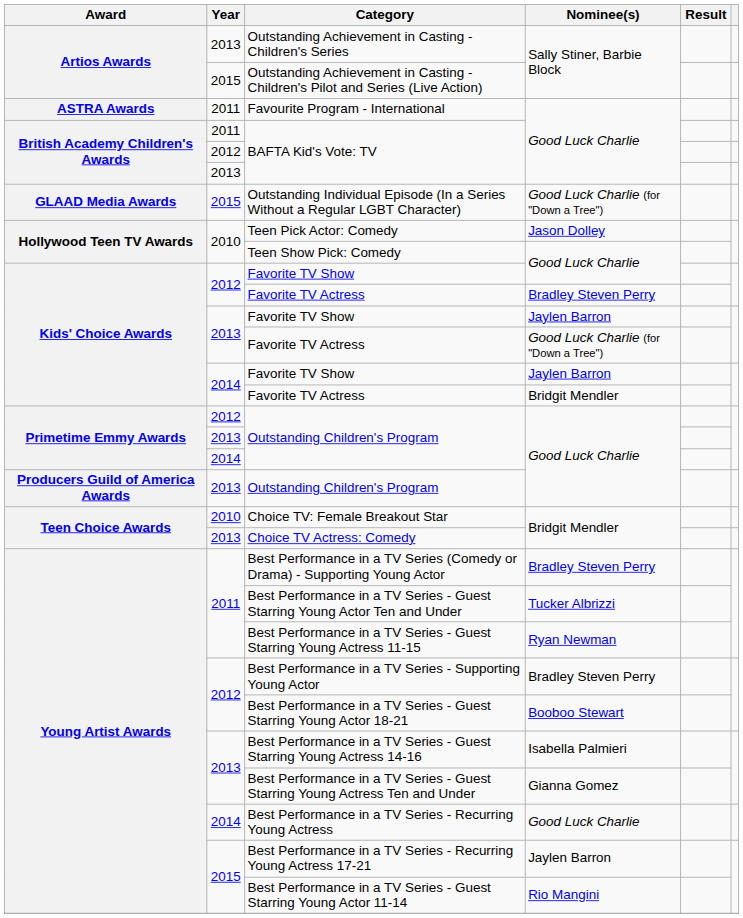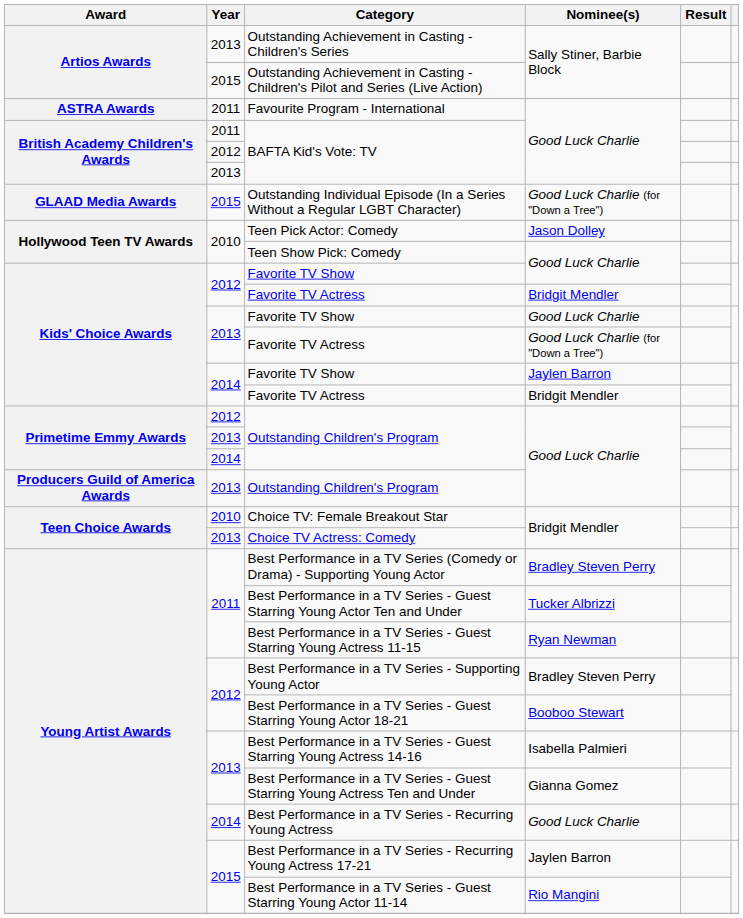(592, 294) Bradley Steven Perry -> (573, 294) Bridgit Mendler
(570, 316) Jaylen Barron -> (584, 316) Good Luck Charlie
